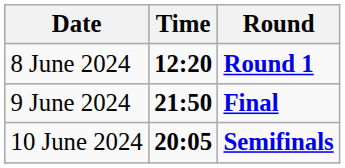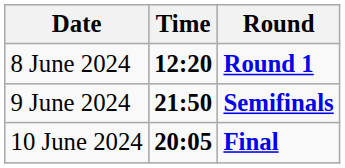(251, 102) Final -> (279, 102) Semifinals
(279, 142) Semifinals -> (251, 142) Final
